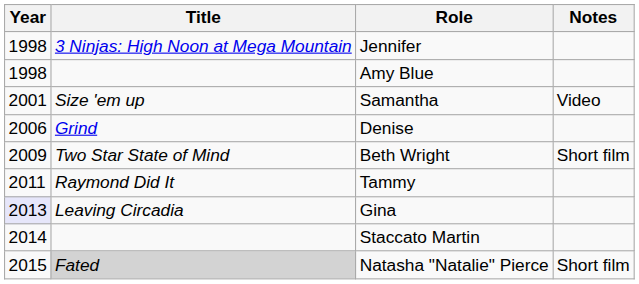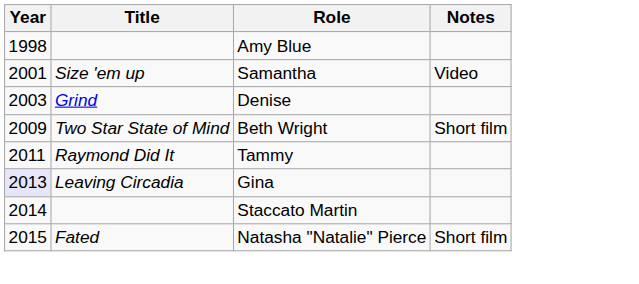- row: (390, 45)
(28, 127) 2006 -> (28, 100) 2003
(77, 264) lightgrey background -> (77, 237) no background
